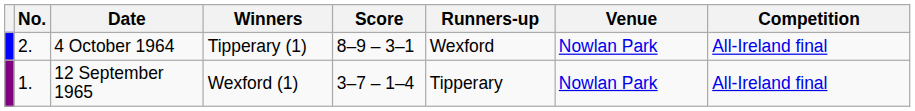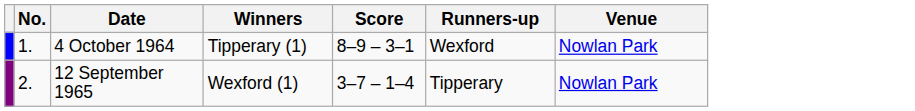- column: (809, 19)
(25, 46) 2. -> (25, 46) 1.
(25, 83) 1. -> (25, 83) 2.
